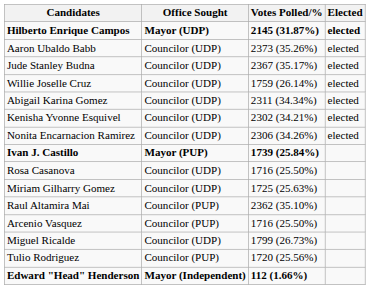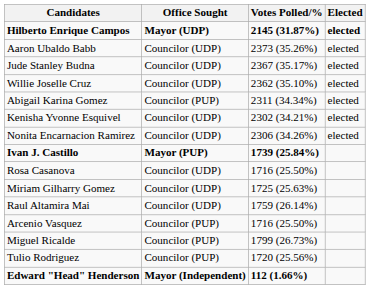(284, 83) 1759 (26.14%) -> (284, 83) 2362 (35.10%)
(183, 100) Councilor (UDP) -> (182, 100) Councilor (PUP)
(182, 205) Councilor (PUP) -> (183, 205) Councilor (UDP)
(284, 205) 2362 (35.10%) -> (284, 205) 1759 (26.14%)
(183, 240) Councilor (UDP) -> (182, 240) Councilor (PUP)
